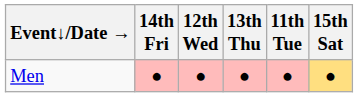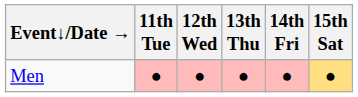columns swapped: (287, 32) <-> (156, 32)
